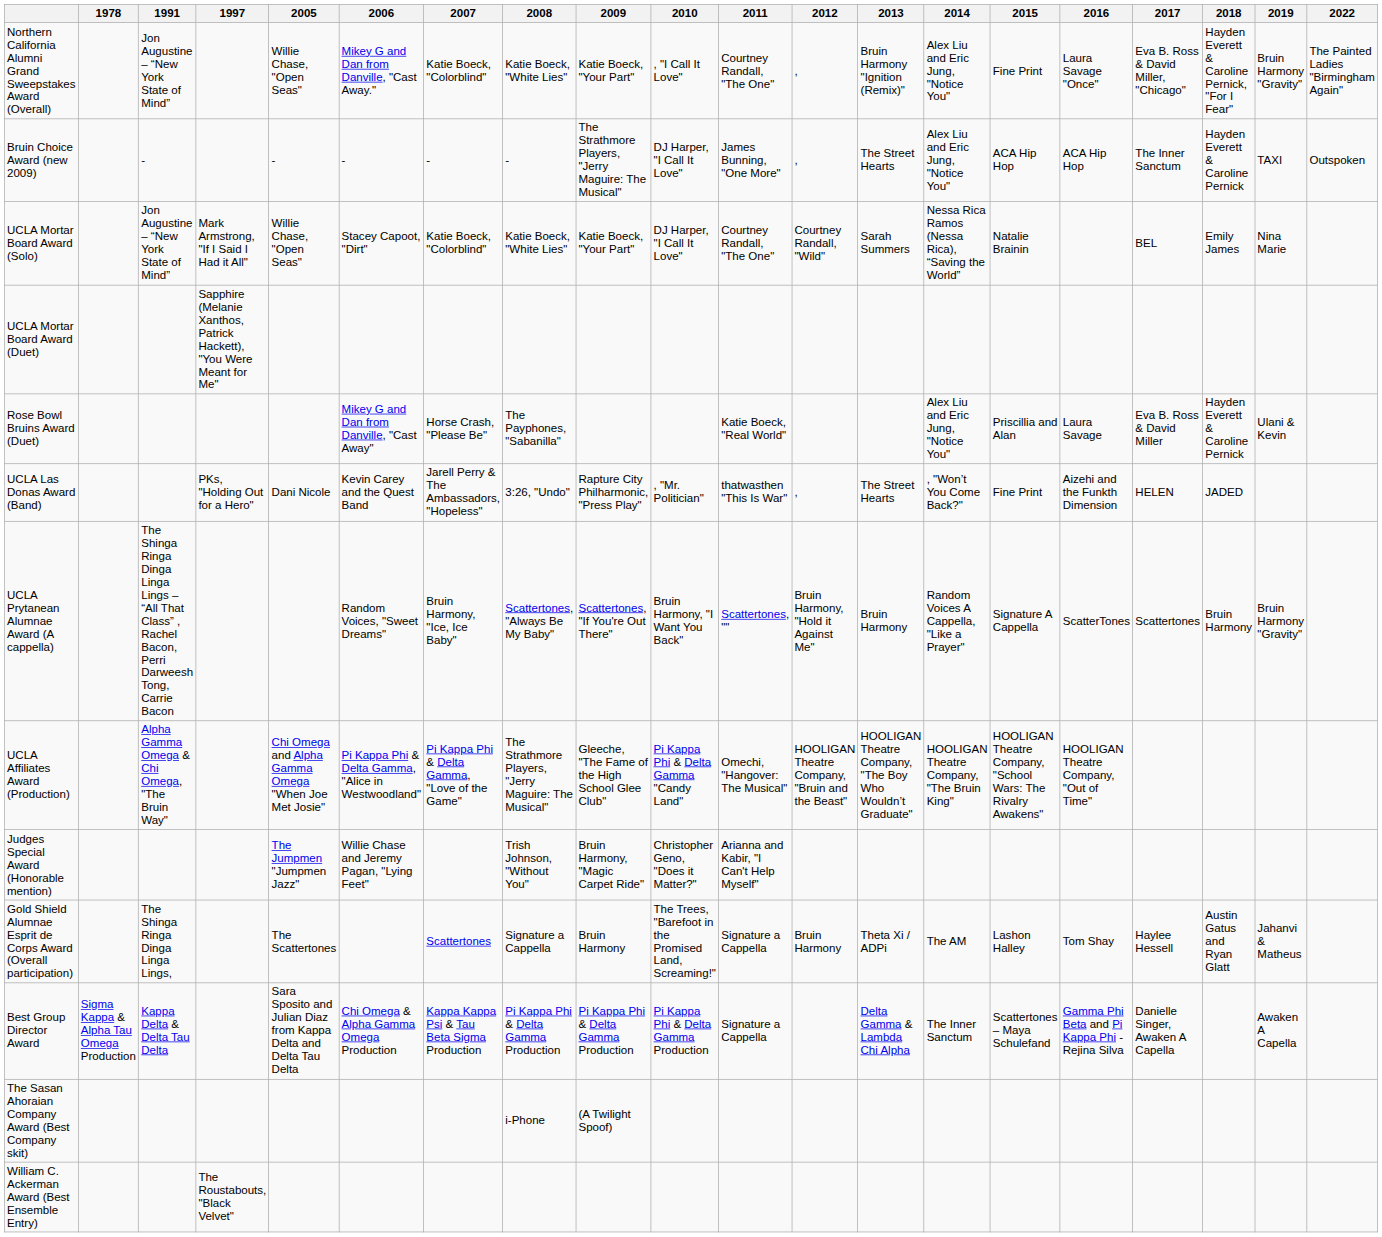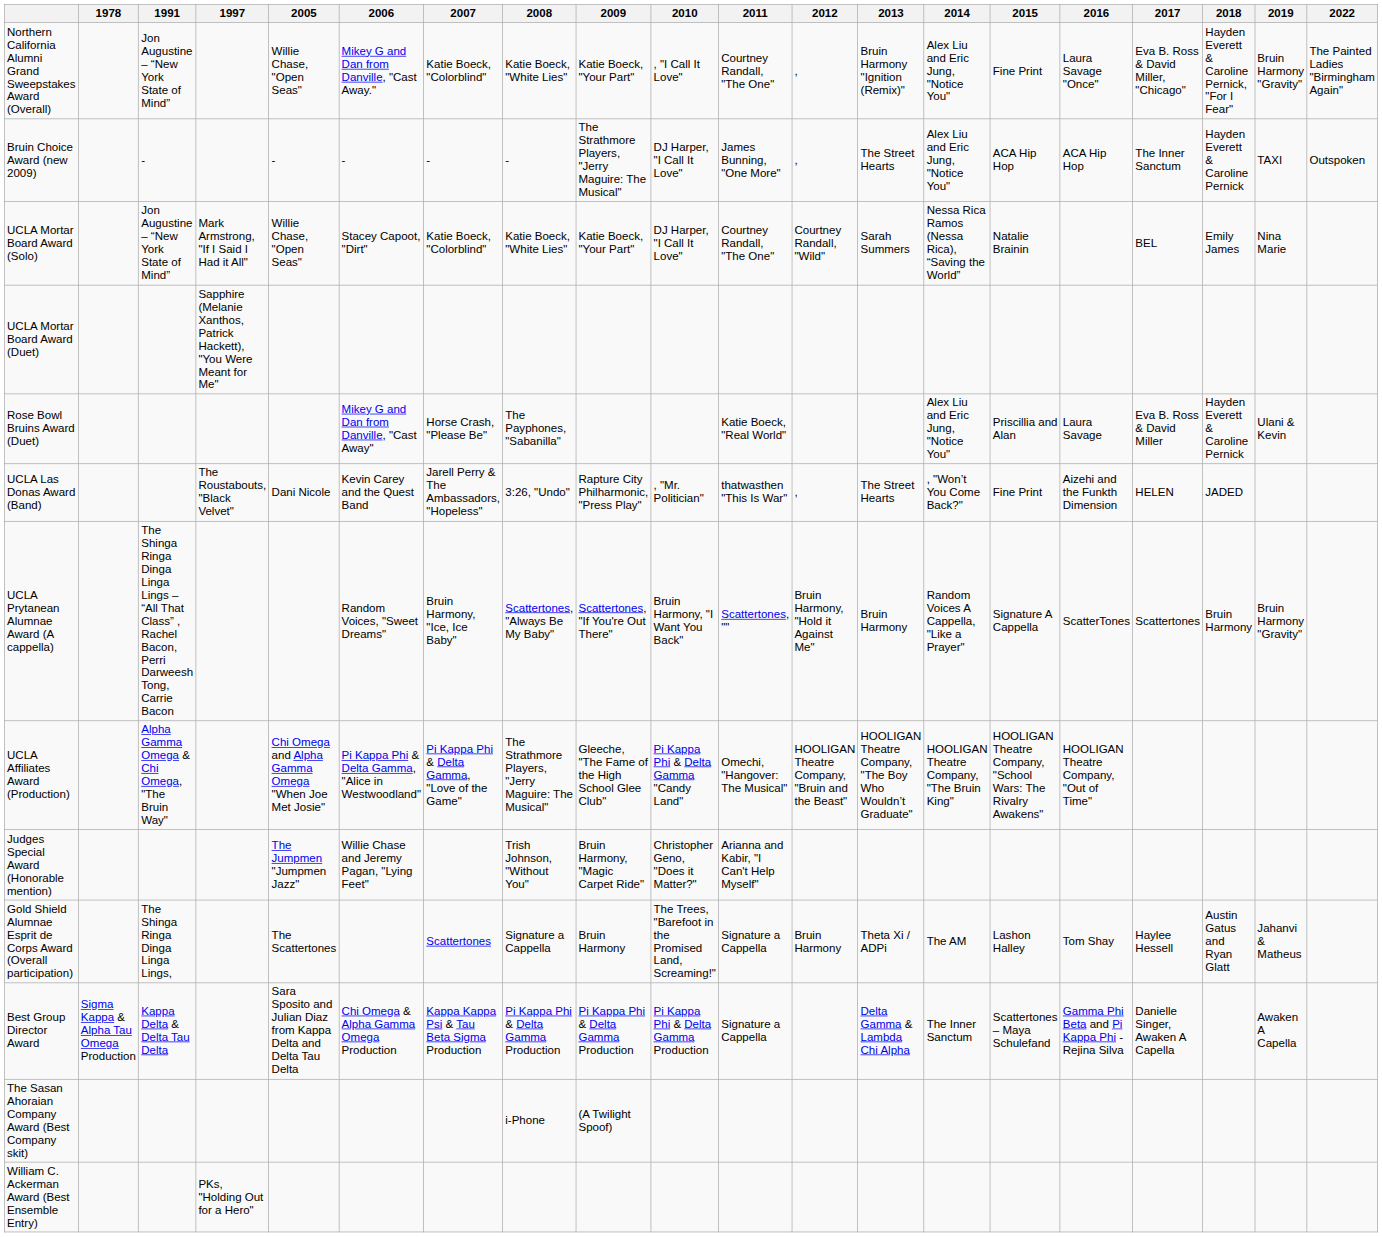(231, 492) PKs, "Holding Out for a Hero" -> (232, 492) The Roustabouts, "Black Velvet"
(232, 1197) The Roustabouts, "Black Velvet" -> (231, 1197) PKs, "Holding Out for a Hero"
